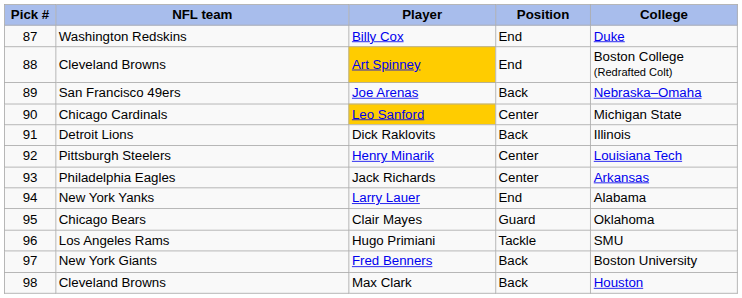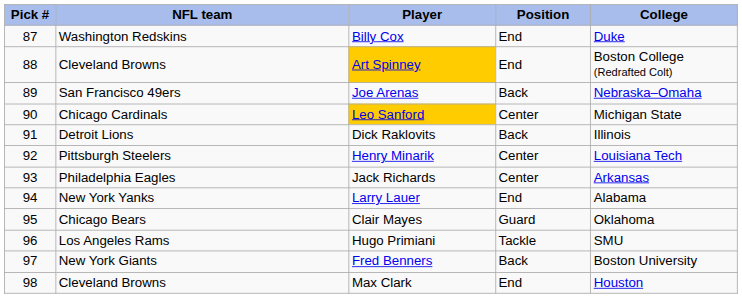(513, 282) Back -> (510, 282) End
